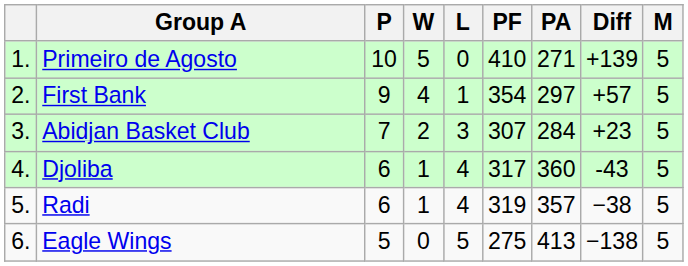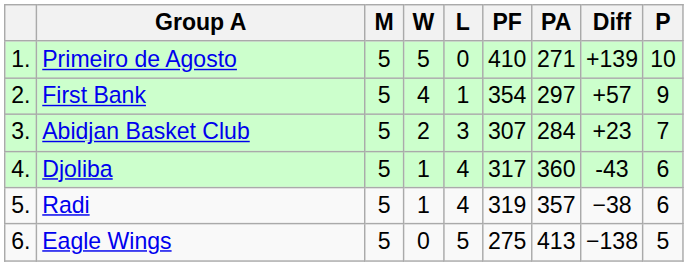columns swapped: (663, 22) <-> (384, 22)
